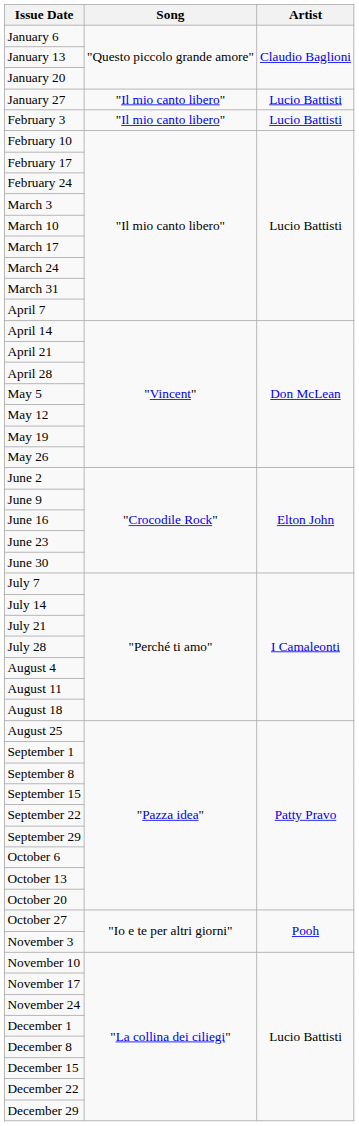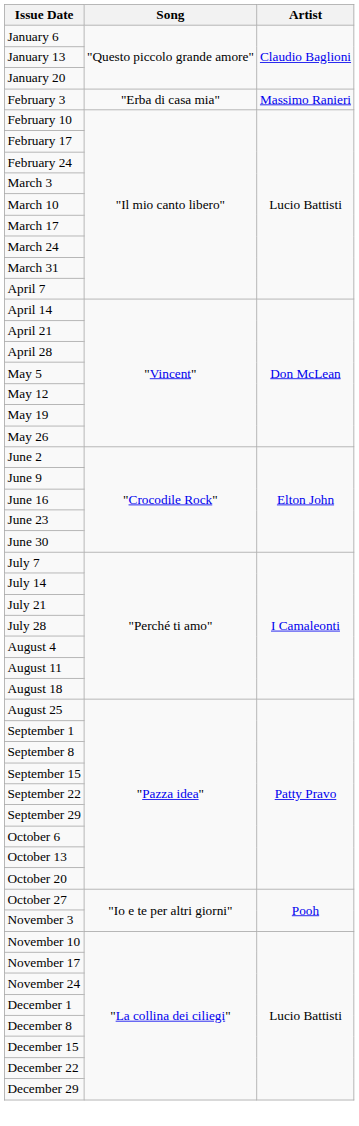- row: (36, 99)
(170, 120) "Il mio canto libero" -> (170, 99) "Erba di casa mia"
(305, 120) Lucio Battisti -> (305, 99) Massimo Ranieri
